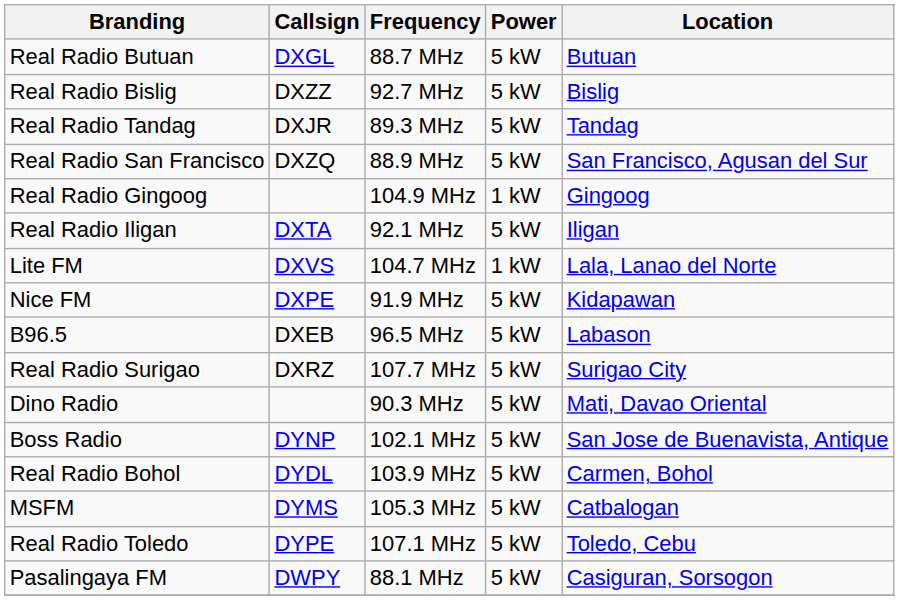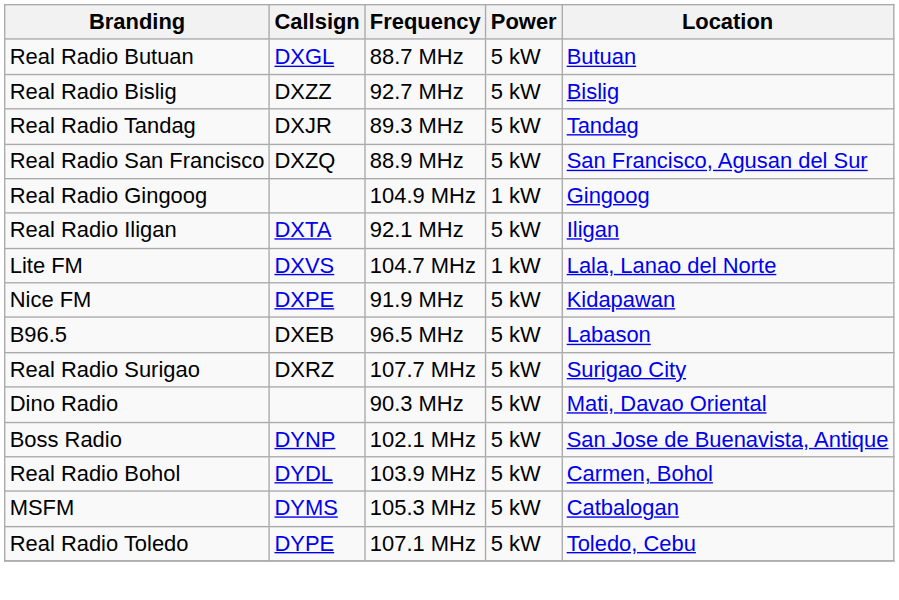- row: (88, 578)
